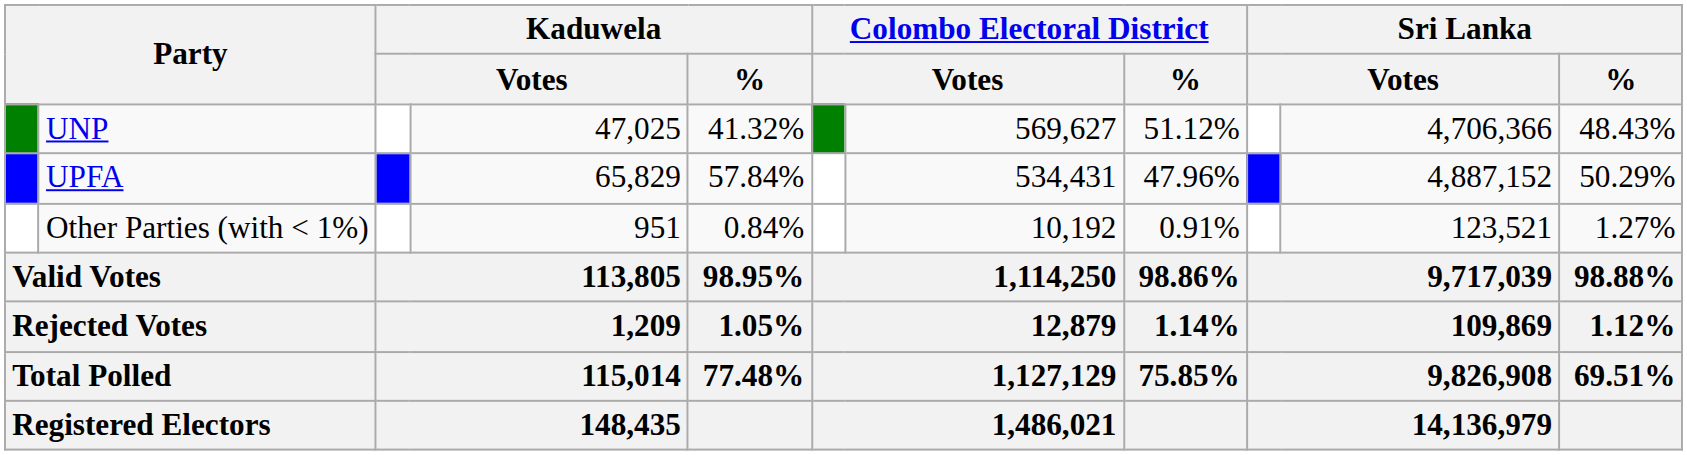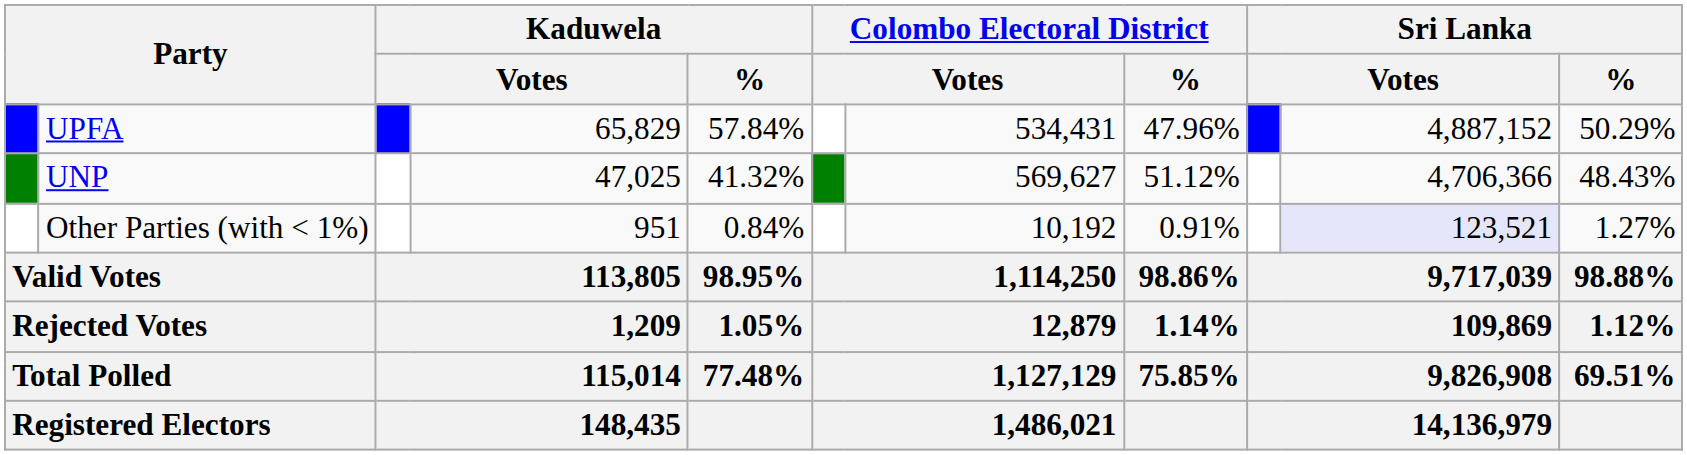rows swapped: (85, 177) <-> (77, 128)
(1501, 227) no background -> (1501, 227) lavender background
